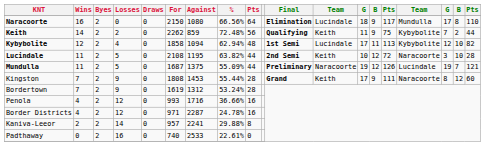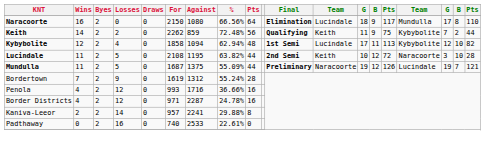- row: (22, 79)
(232, 90) 53.24% -> (232, 79) 55.24%
